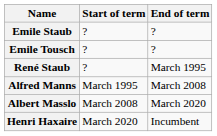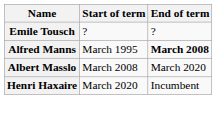- row: (42, 31)
- row: (42, 67)
(178, 85) normal -> (180, 49) bold
